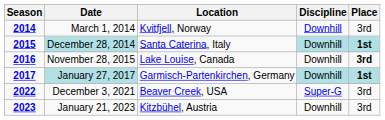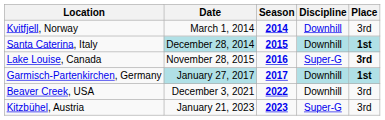columns swapped: (24, 12) <-> (217, 12)
(323, 60) Downhill -> (323, 60) Super-G
(323, 92) Super-G -> (323, 92) Downhill
(323, 108) Downhill -> (323, 108) Super-G
